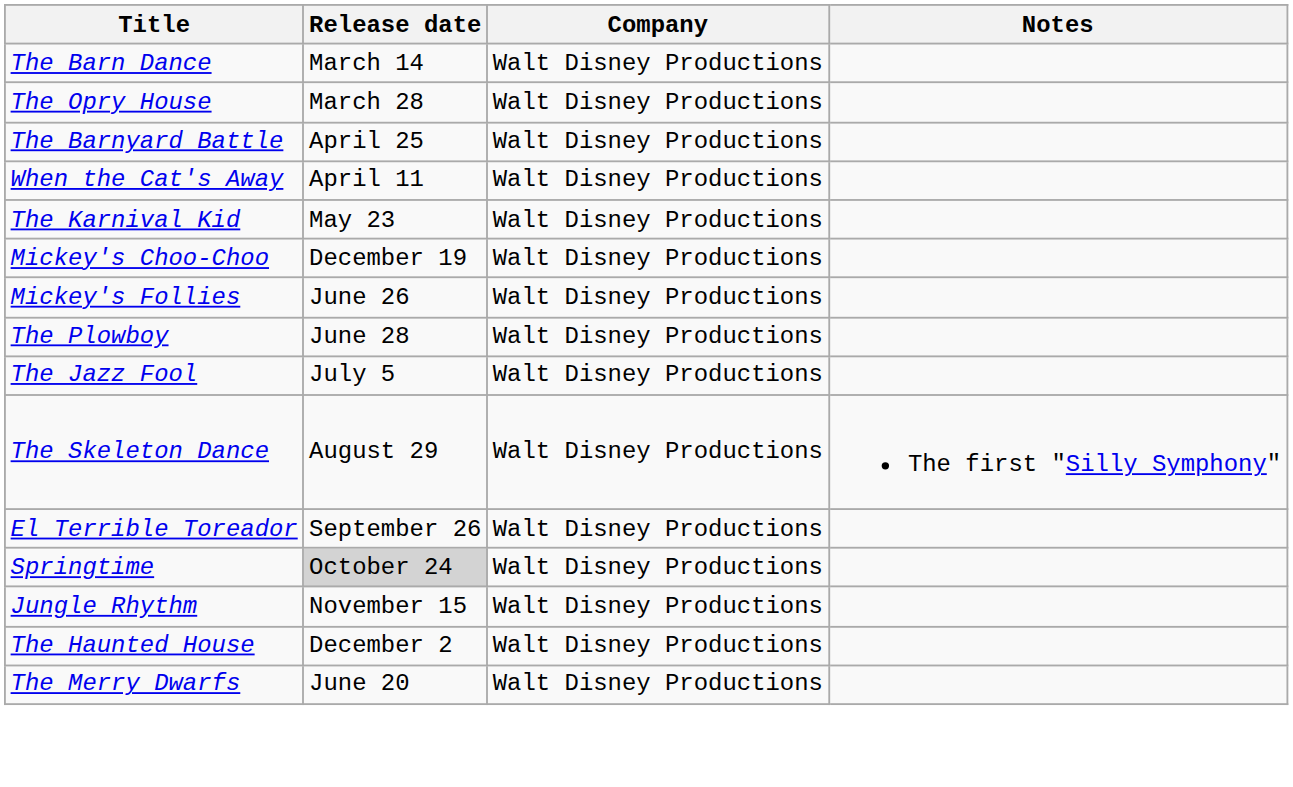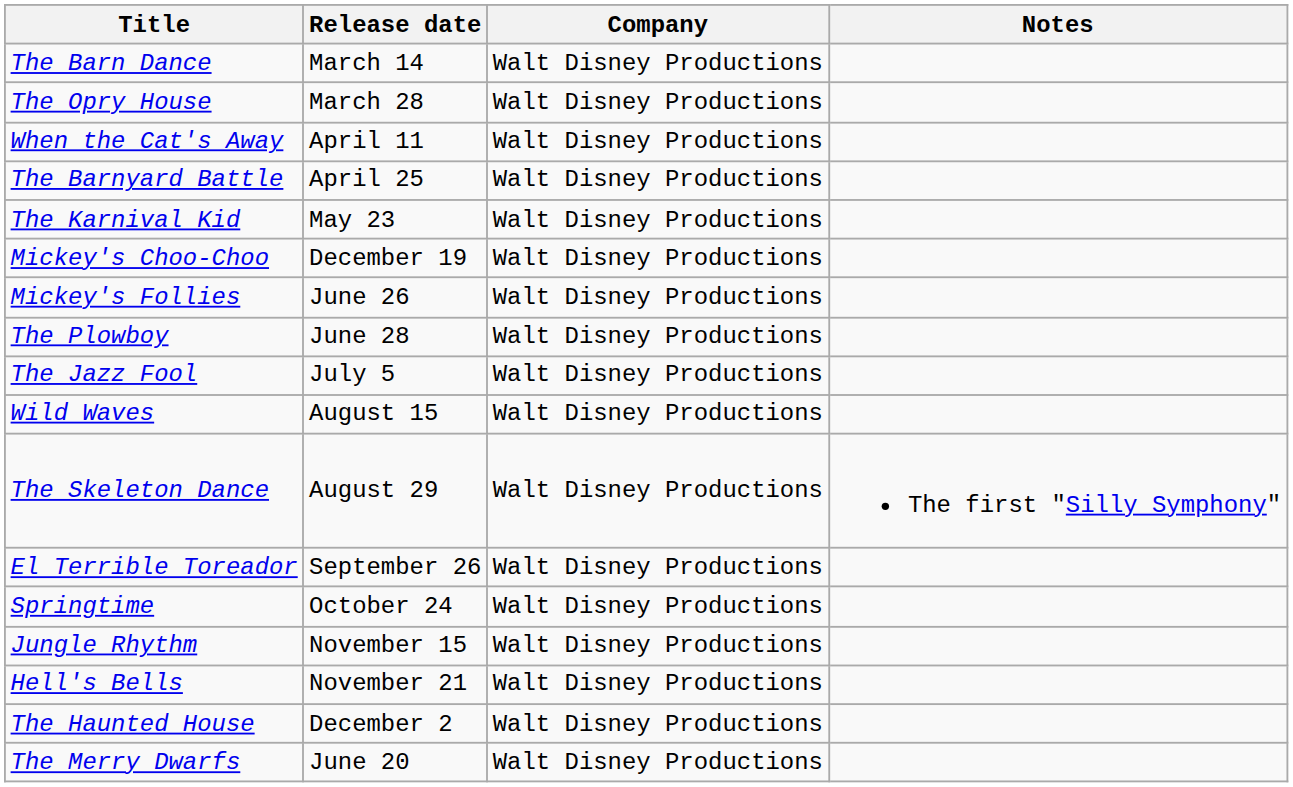rows swapped: (147, 180) <-> (147, 141)
+ row: (82, 414)
(381, 568) lightgrey background -> (381, 607) no background
+ row: (97, 685)
